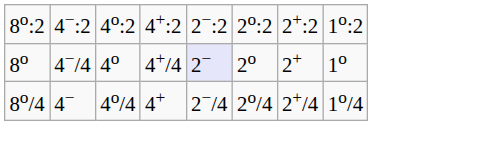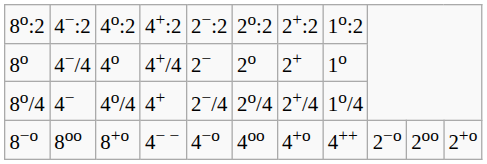(201, 62) lavender background -> (201, 62) no background
+ row: (24, 139)
